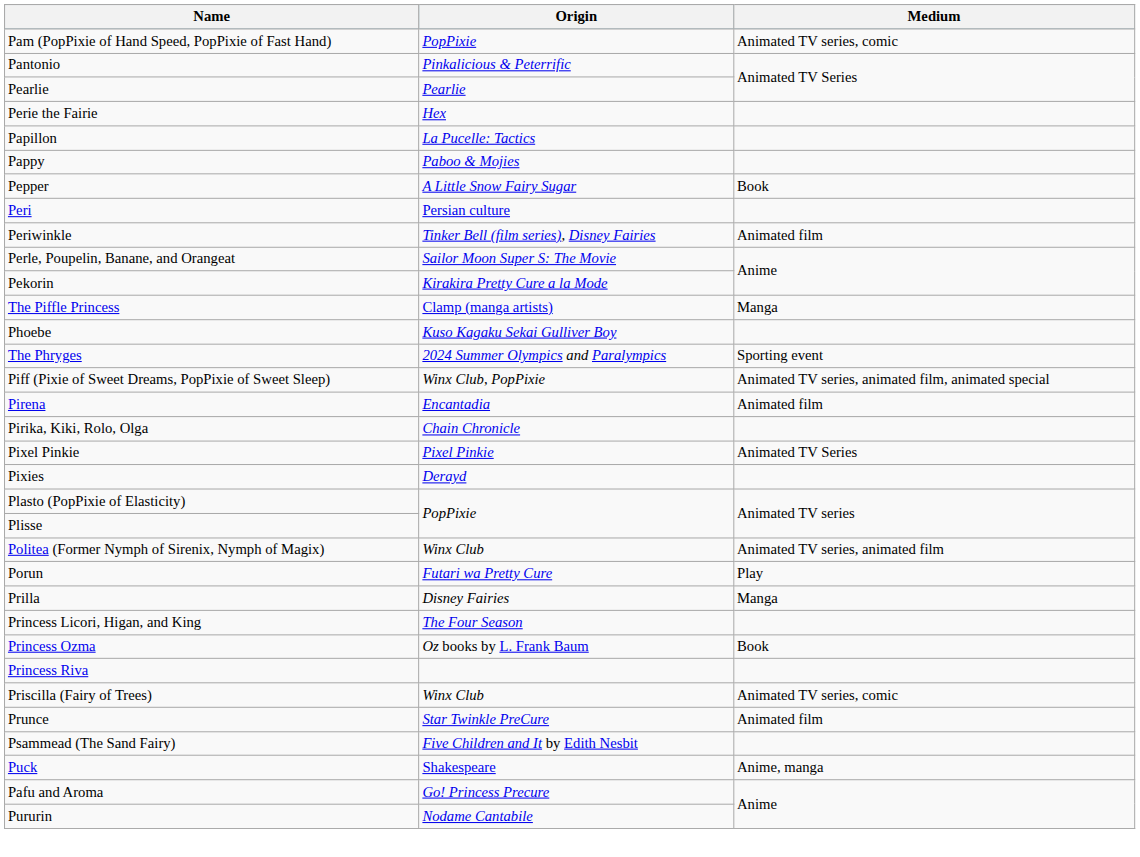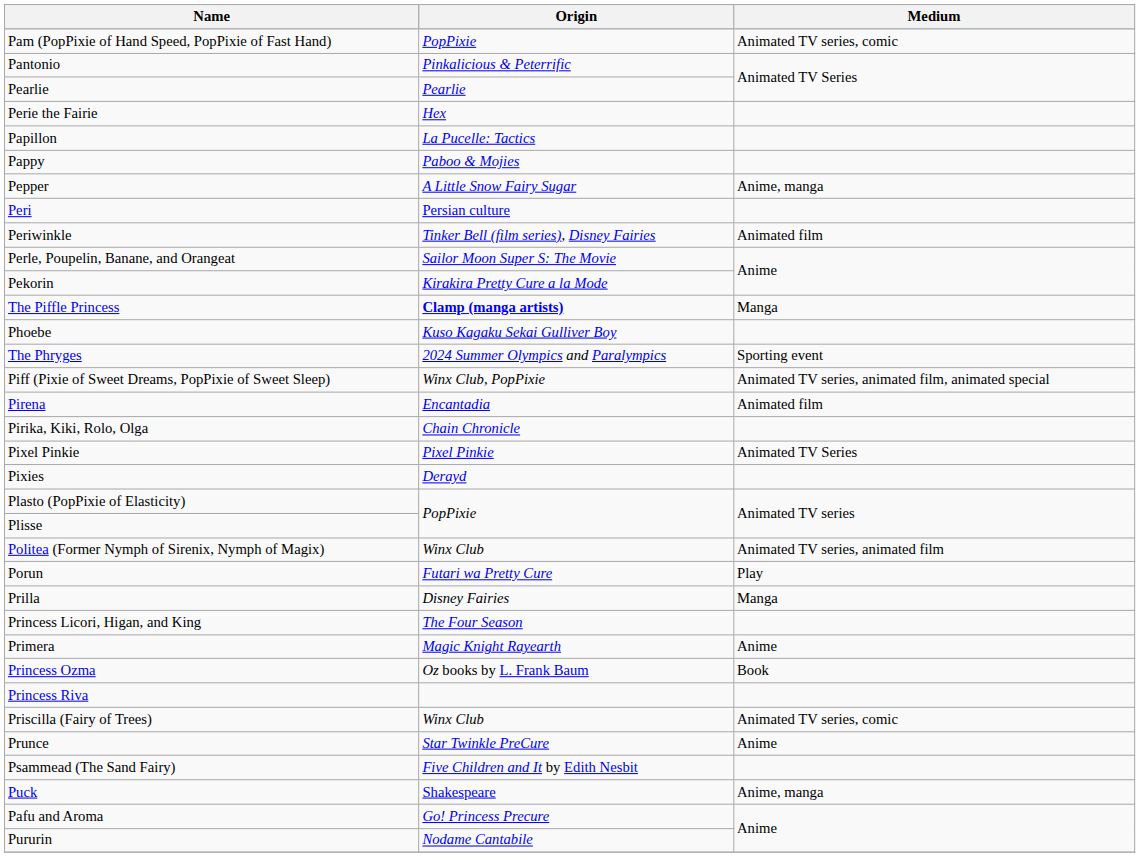(753, 186) Book -> (780, 186) Anime, manga
(488, 307) normal -> (493, 307) bold
+ row: (31, 646)
(780, 719) Animated film -> (757, 743) Anime
